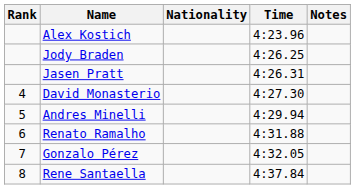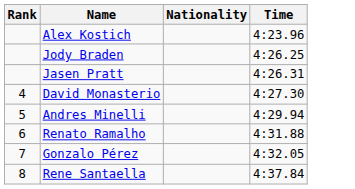- column: (329, 14)
